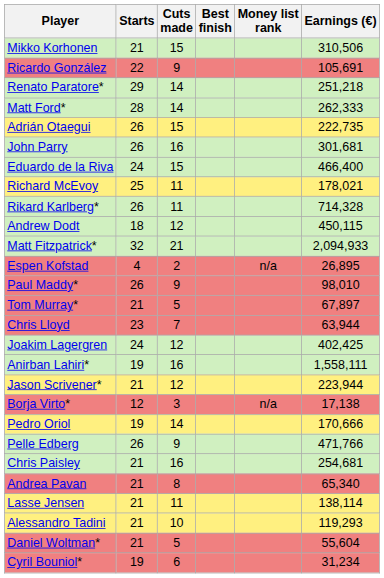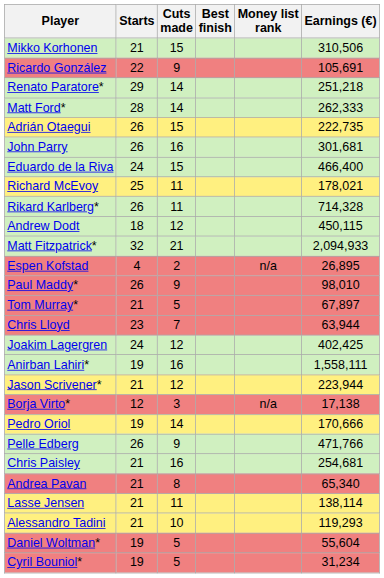(137, 543) 21 -> (137, 543) 19
(177, 562) 6 -> (177, 562) 5
